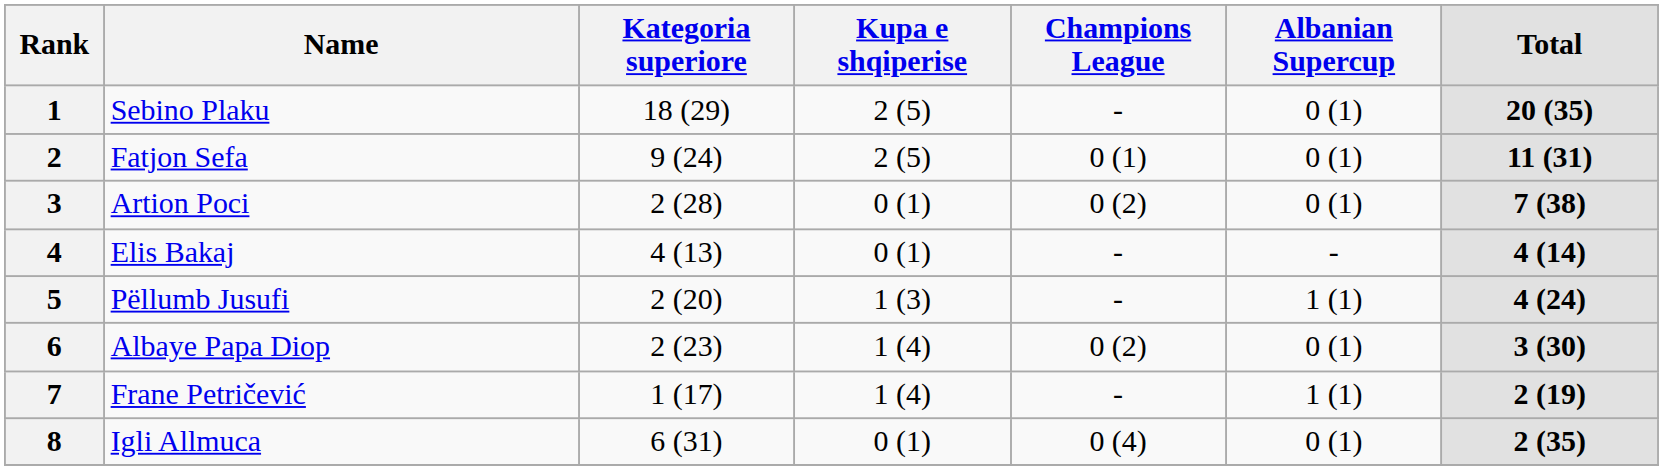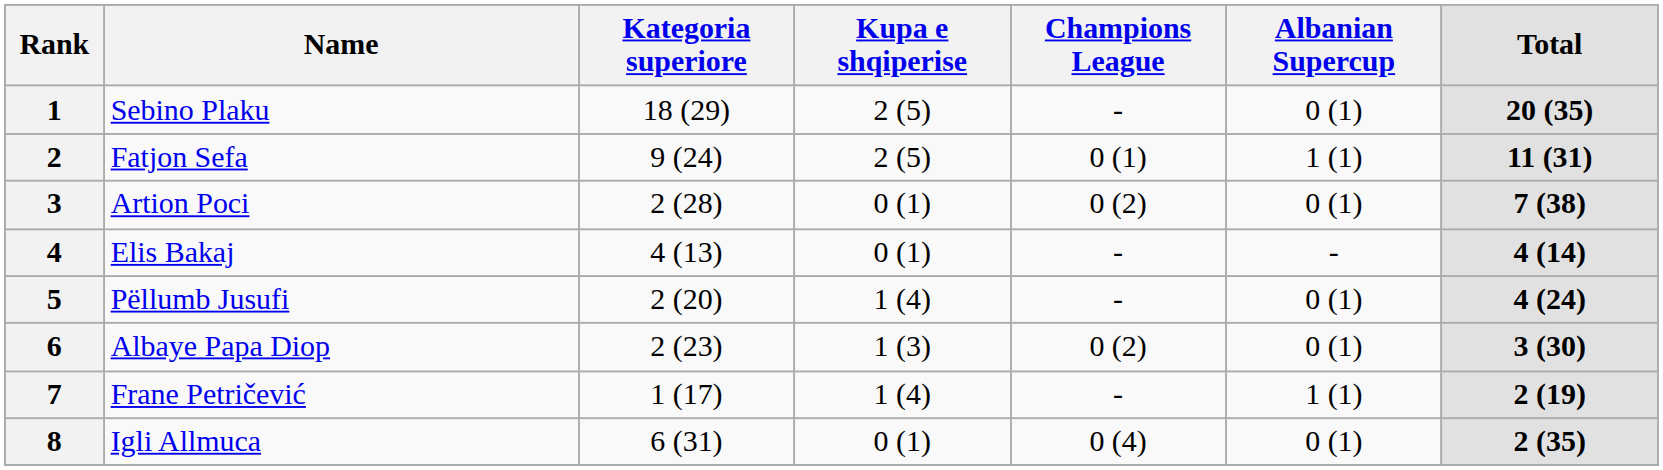(1334, 156) 0 (1) -> (1334, 156) 1 (1)
(902, 299) 1 (3) -> (902, 299) 1 (4)
(1334, 299) 1 (1) -> (1334, 299) 0 (1)
(902, 346) 1 (4) -> (902, 346) 1 (3)
